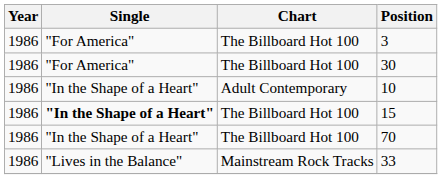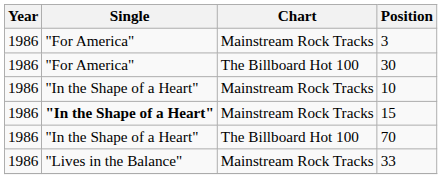(290, 40) The Billboard Hot 100 -> (297, 40) Mainstream Rock Tracks
(284, 88) Adult Contemporary -> (297, 88) Mainstream Rock Tracks
(290, 112) The Billboard Hot 100 -> (297, 112) Mainstream Rock Tracks
